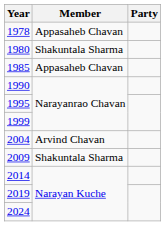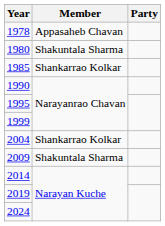(79, 67) Appasaheb Chavan -> (78, 67) Shankarrao Kolkar
(70, 139) Arvind Chavan -> (78, 139) Shankarrao Kolkar
